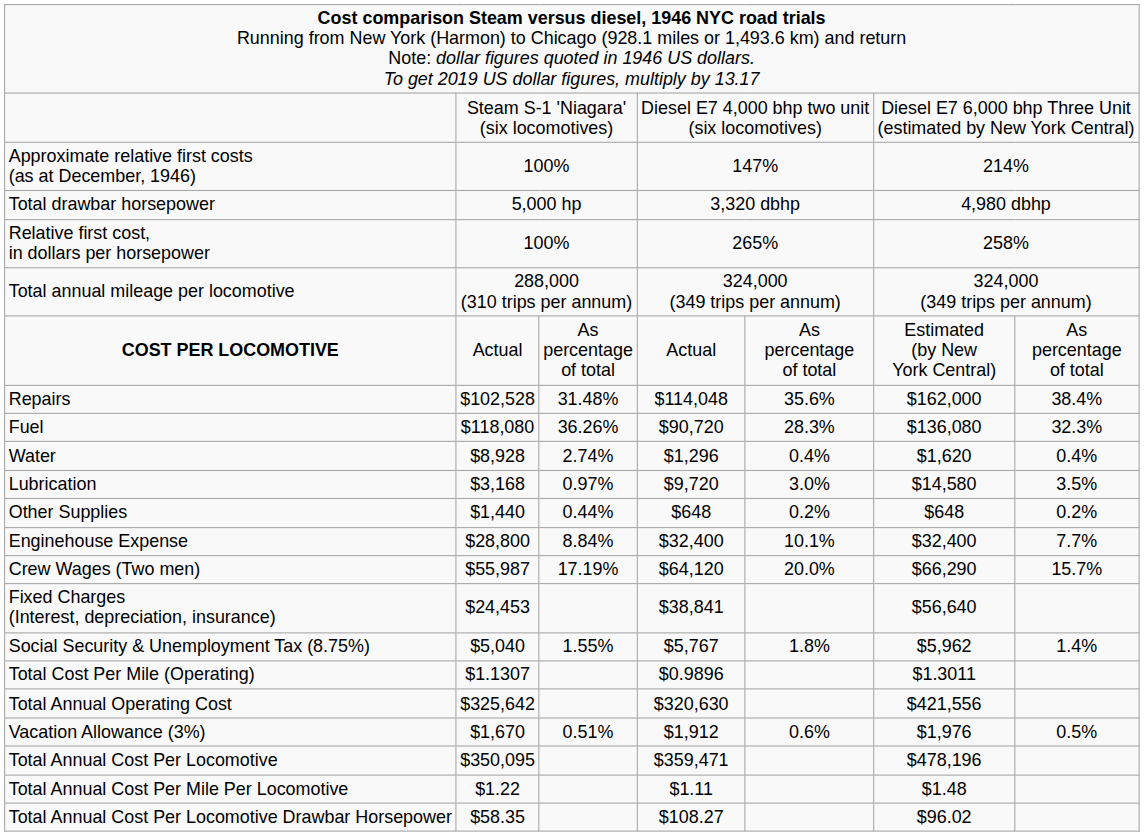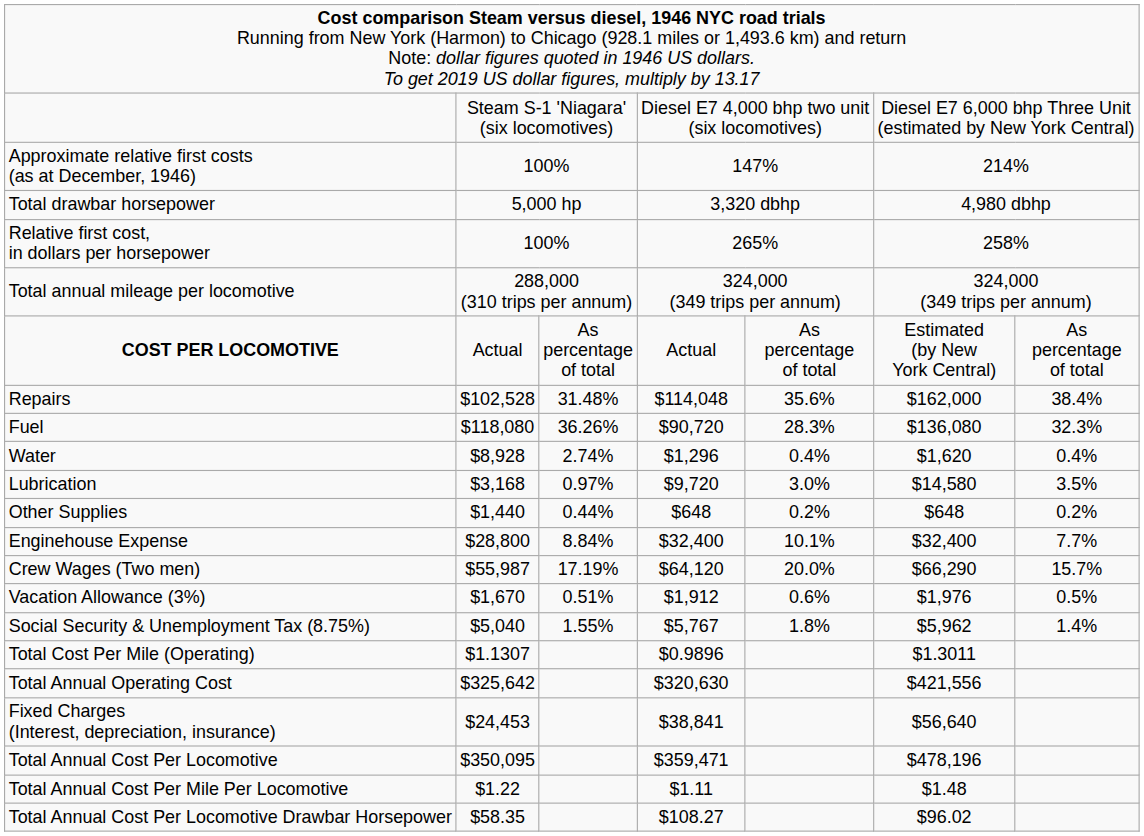rows swapped: (107, 731) <-> (142, 608)
